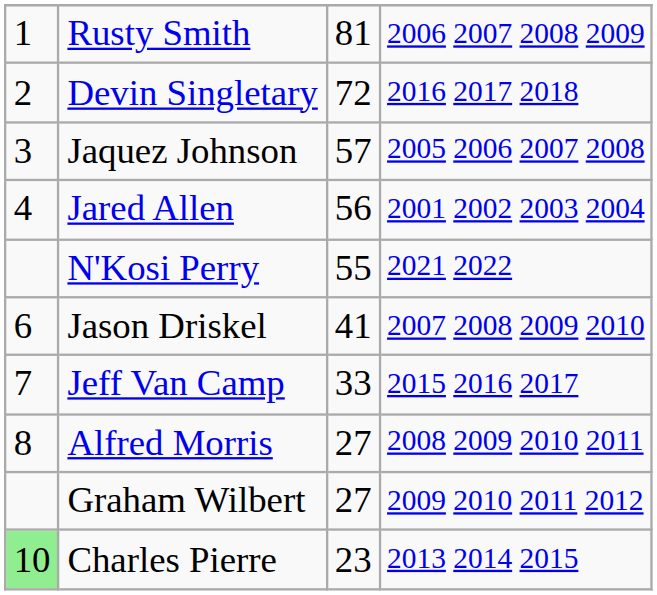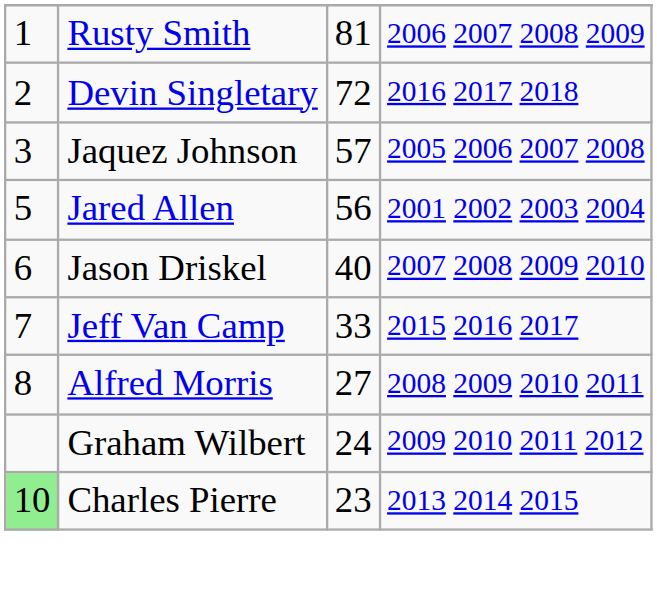(23, 208) 4 -> (23, 208) 5
- row: (163, 267)
(353, 325) 41 -> (353, 267) 40
(353, 500) 27 -> (353, 442) 24
